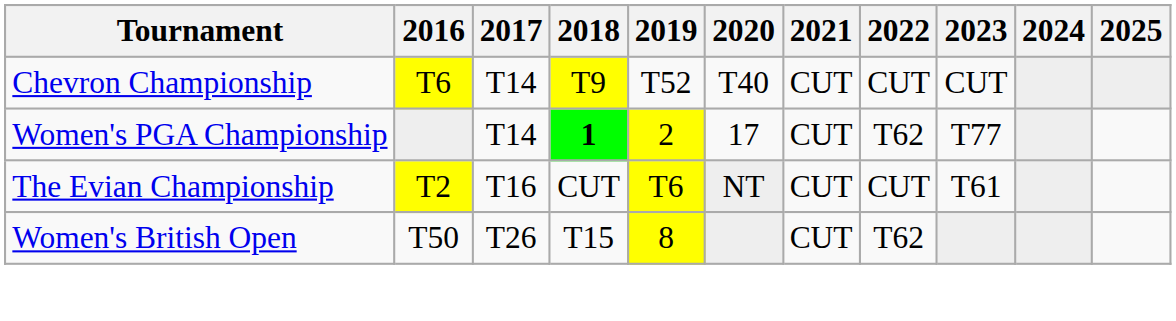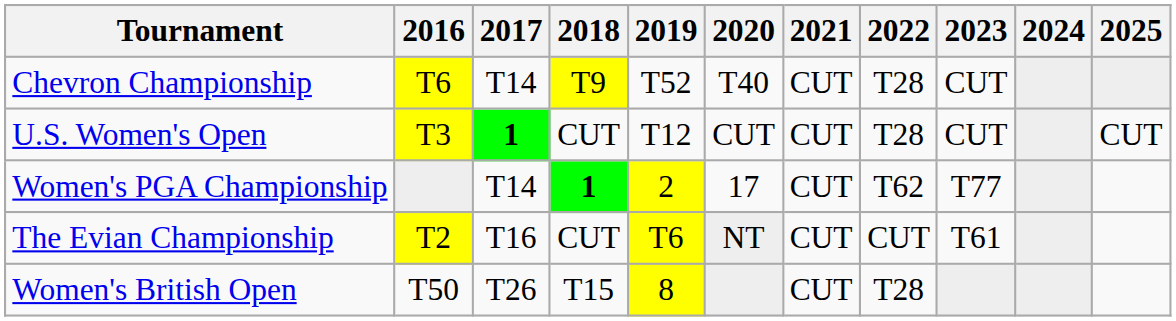(899, 82) CUT -> (899, 82) T28
+ row: (139, 134)
(899, 238) T62 -> (899, 290) T28
